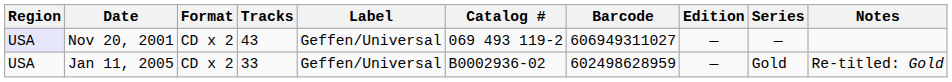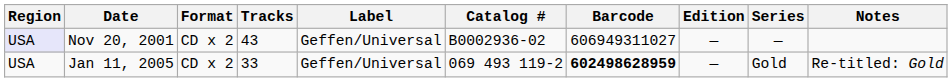(506, 40) 069 493 119-2 -> (497, 40) B0002936-02
(497, 64) B0002936-02 -> (506, 64) 069 493 119-2
(623, 64) normal -> (623, 64) bold
